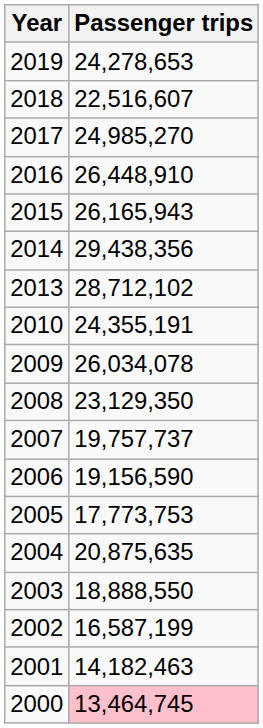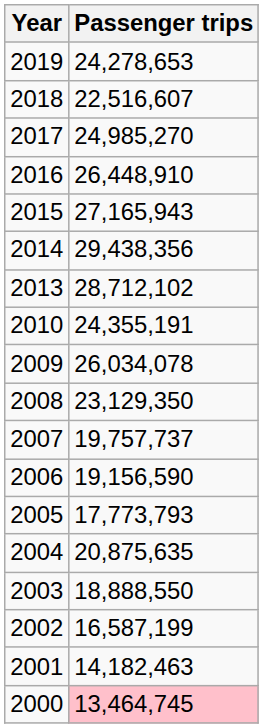(134, 212) 26,165,943 -> (134, 212) 27,165,943
(134, 514) 17,773,753 -> (134, 514) 17,773,793
